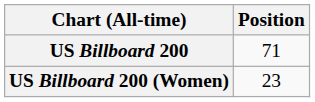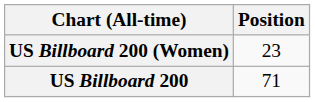rows swapped: (119, 50) <-> (119, 81)
